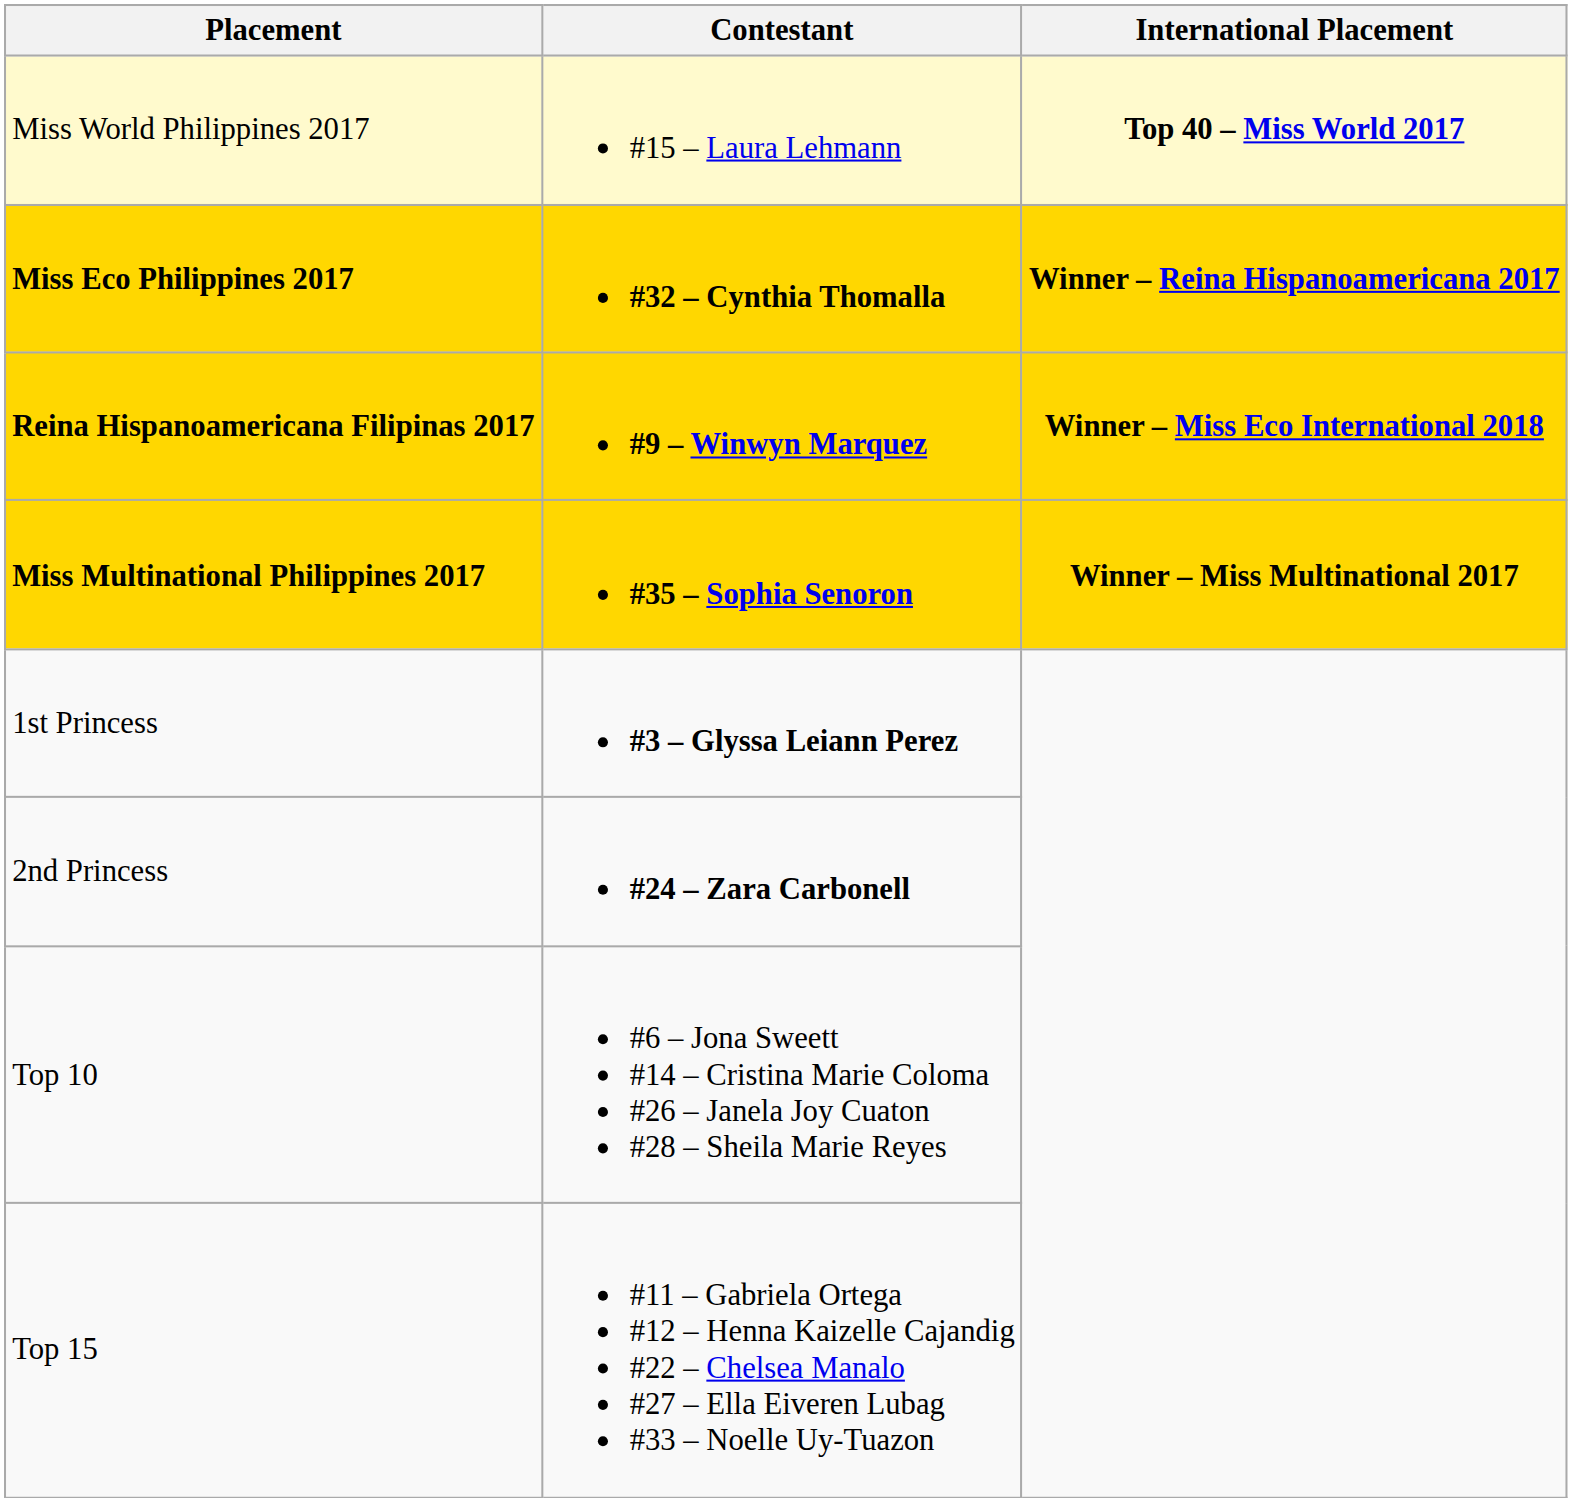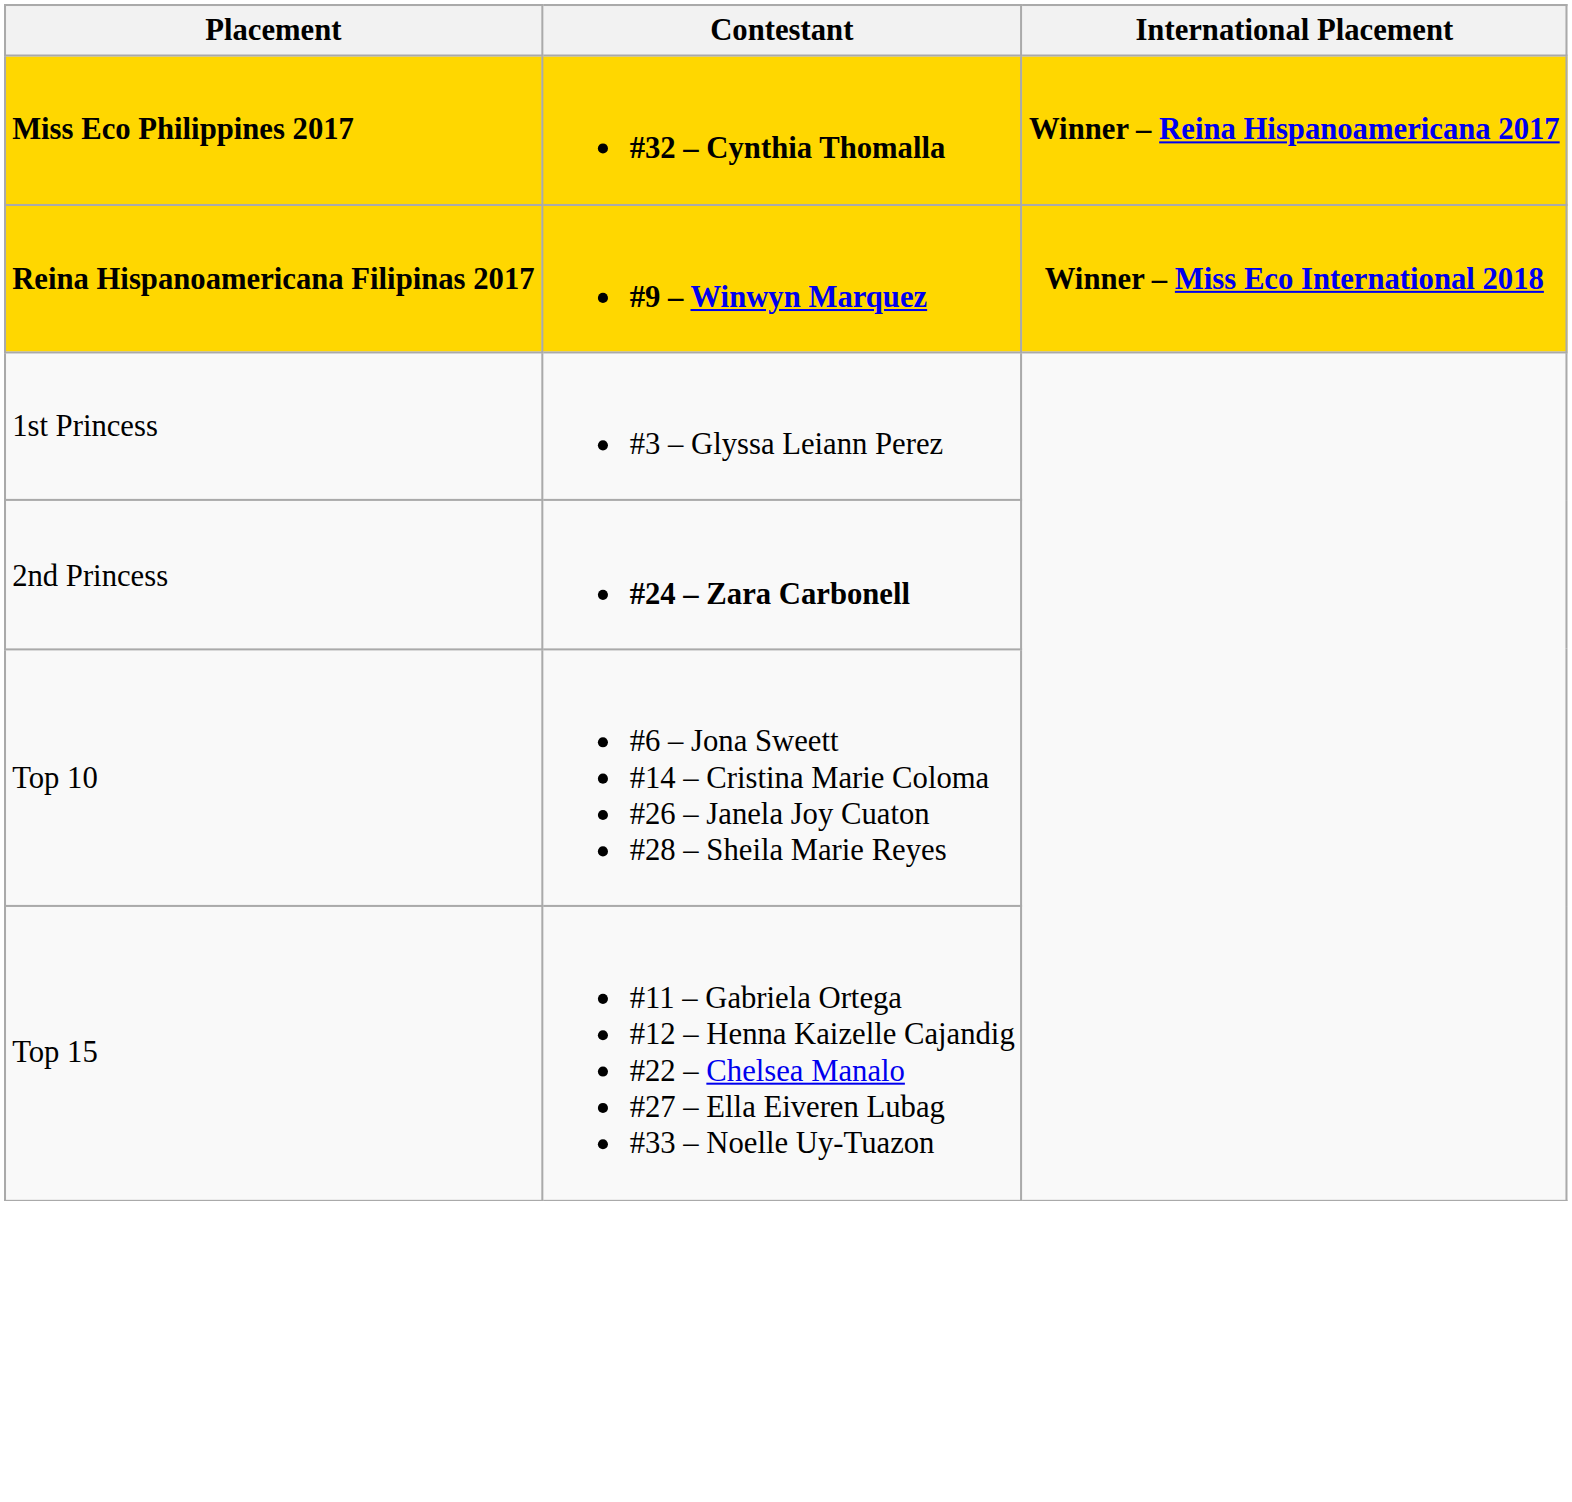- row: (191, 129)
- row: (249, 574)
(782, 742) bold -> (782, 445) normal
